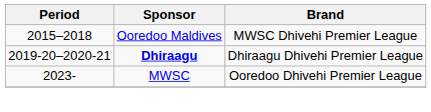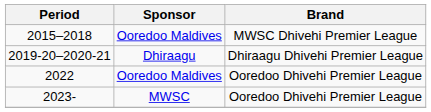(169, 55) bold -> (169, 55) normal
+ row: (60, 76)
